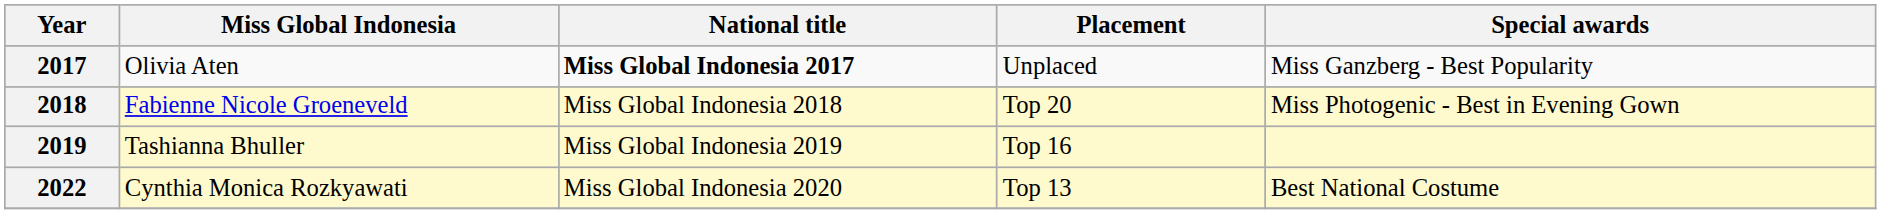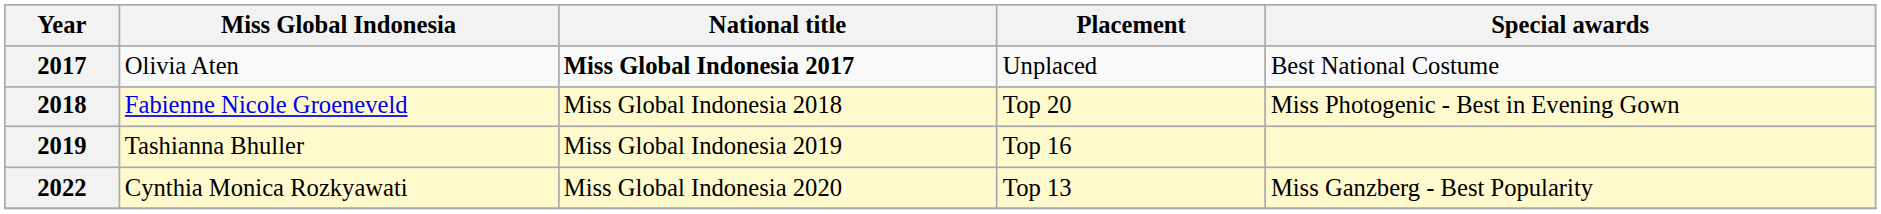(1432, 65) Miss Ganzberg - Best Popularity -> (1385, 65) Best National Costume
(1385, 187) Best National Costume -> (1432, 187) Miss Ganzberg - Best Popularity
